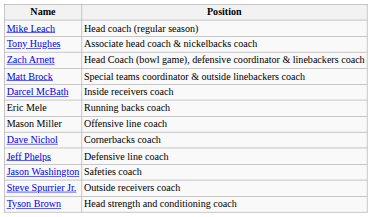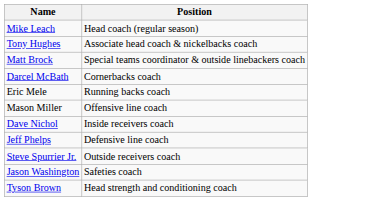- row: (31, 60)
(129, 92) Inside receivers coach -> (122, 76) Cornerbacks coach
(122, 140) Cornerbacks coach -> (129, 124) Inside receivers coach
rows swapped: (41, 188) <-> (43, 172)
